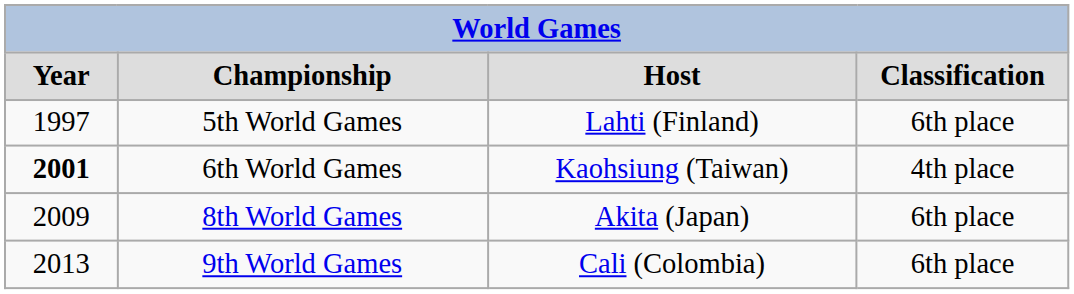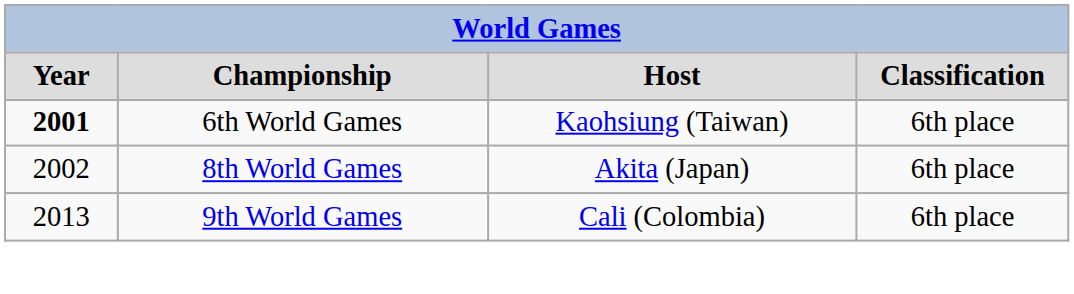- row: (302, 122)
(963, 169) 4th place -> (963, 122) 6th place
(61, 216) 2009 -> (61, 169) 2002
